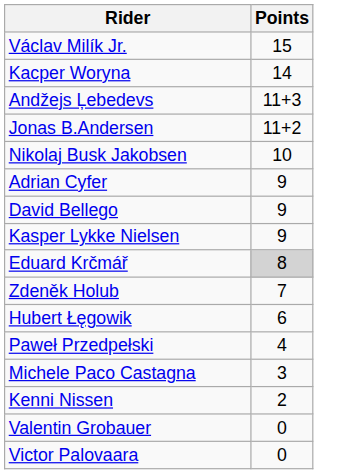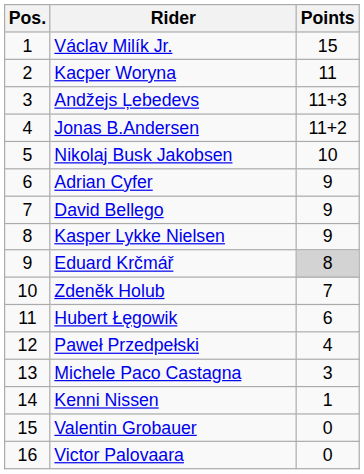+ column: (27, 18)
(282, 73) 14 -> (328, 73) 11
(282, 400) 2 -> (328, 400) 1
